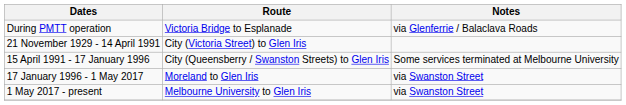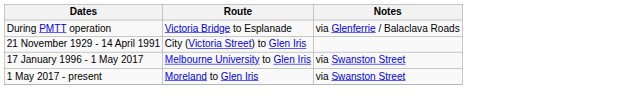- row: (78, 60)
(212, 76) Moreland to Glen Iris -> (238, 60) Melbourne University to Glen Iris
(238, 92) Melbourne University to Glen Iris -> (212, 76) Moreland to Glen Iris
